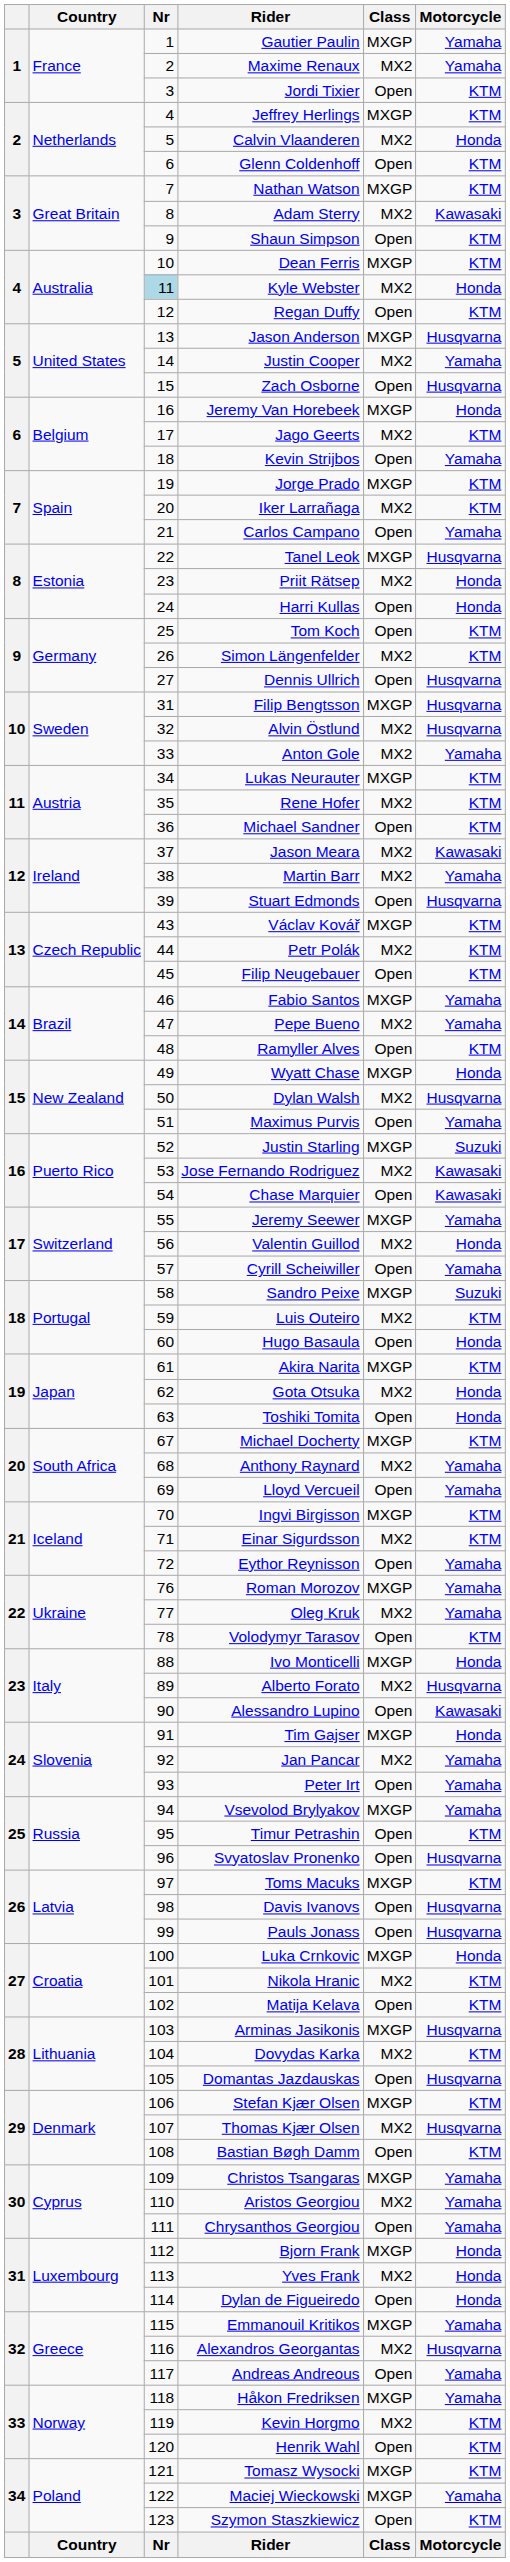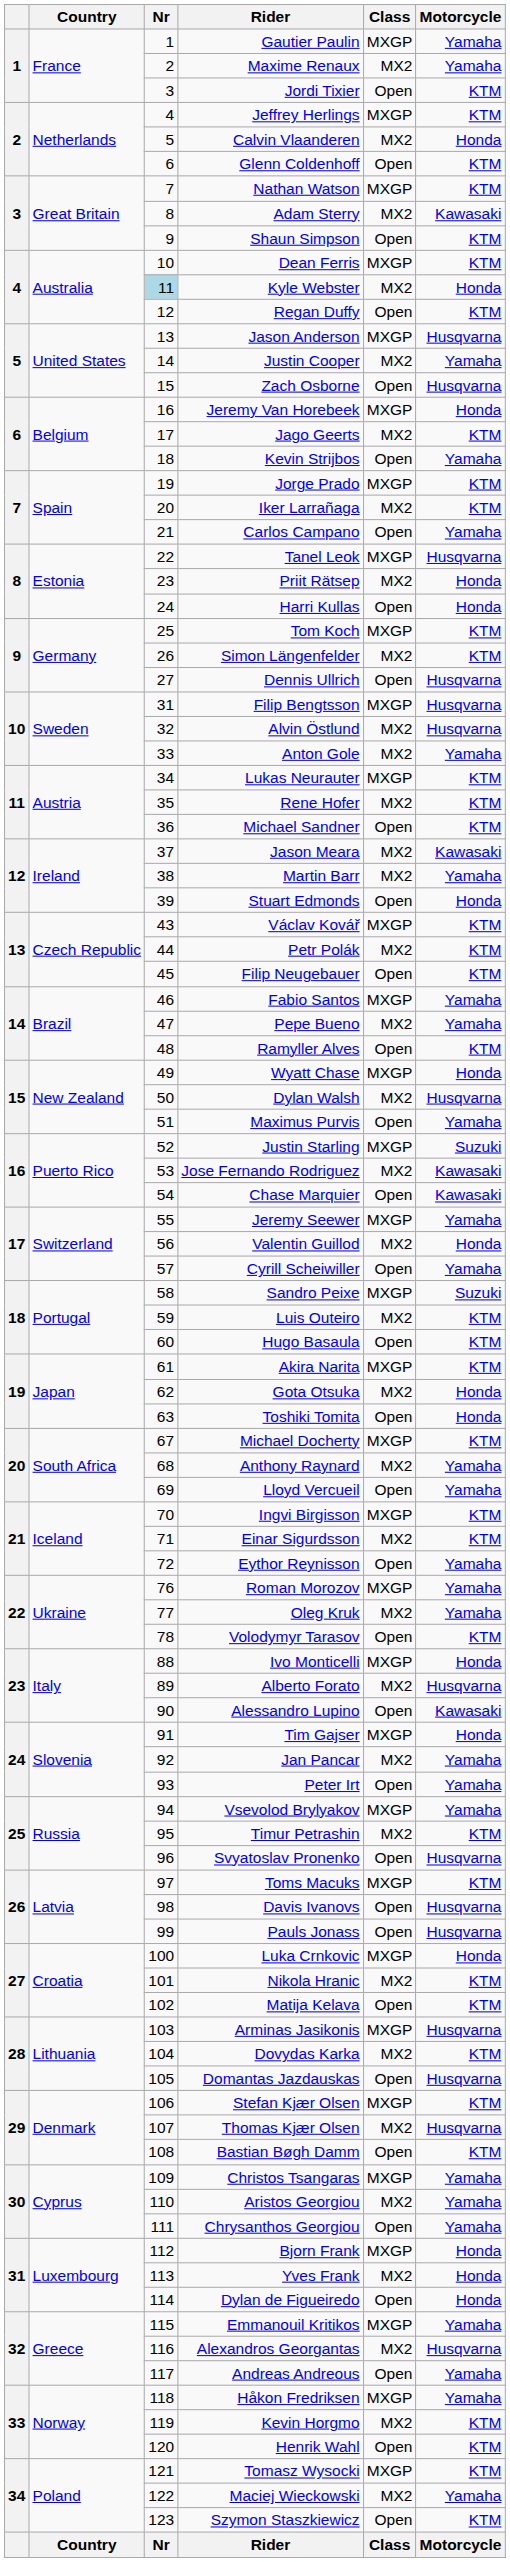(393, 631) Open -> (390, 631) MXGP
(464, 901) Husqvarna -> (479, 901) Honda
(479, 1342) Honda -> (485, 1342) KTM
(393, 1833) Open -> (396, 1833) MX2
(390, 2496) MXGP -> (396, 2496) MX2
